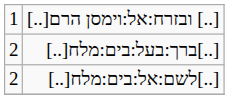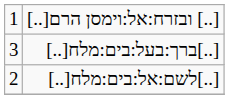(14, 49) 2 -> (14, 49) 3
